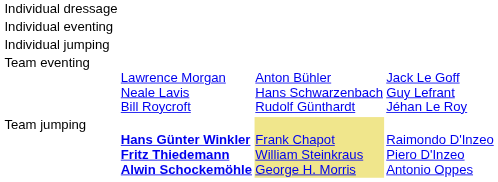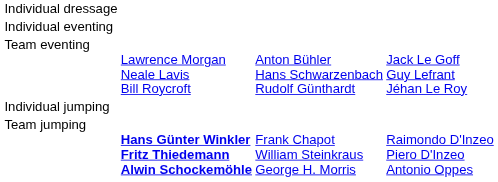rows swapped: (47, 63) <-> (57, 45)
(309, 154) khaki background -> (309, 154) no background
